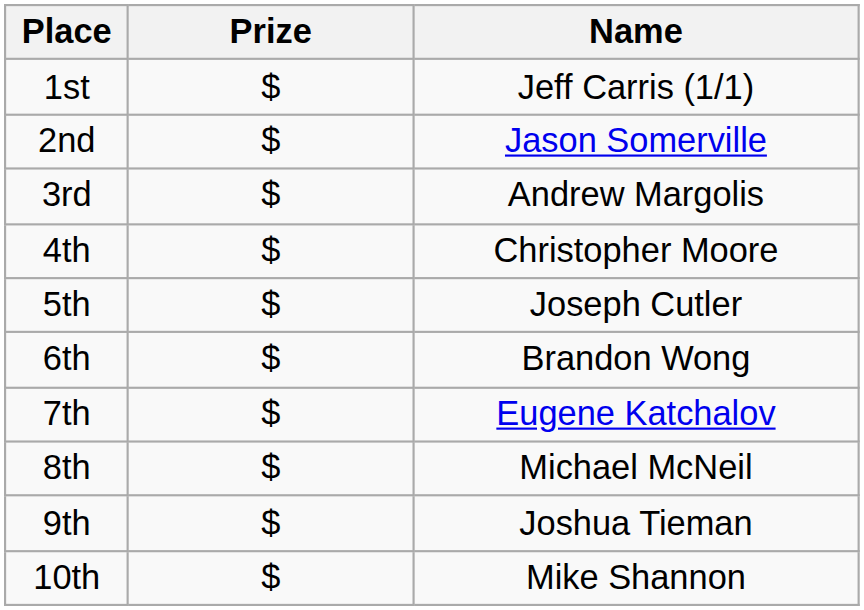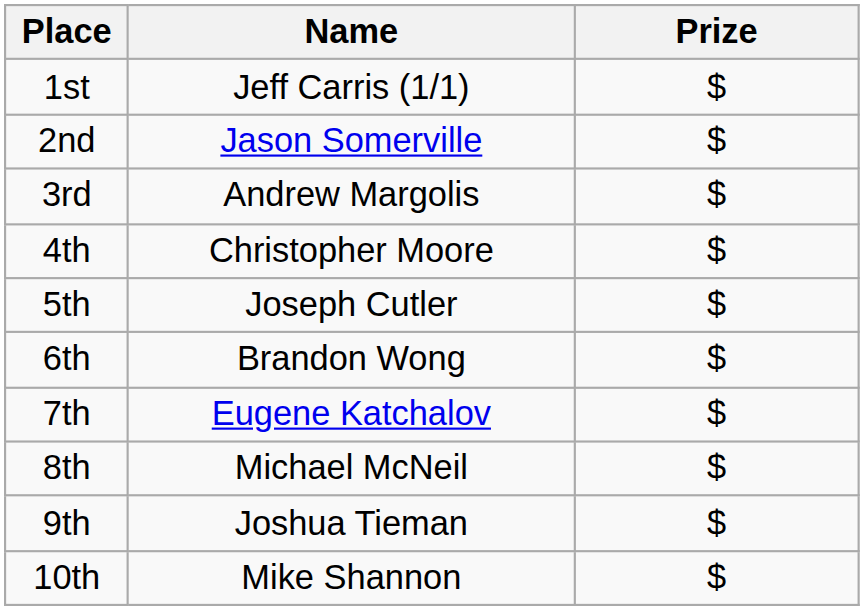columns swapped: (636, 31) <-> (271, 31)
